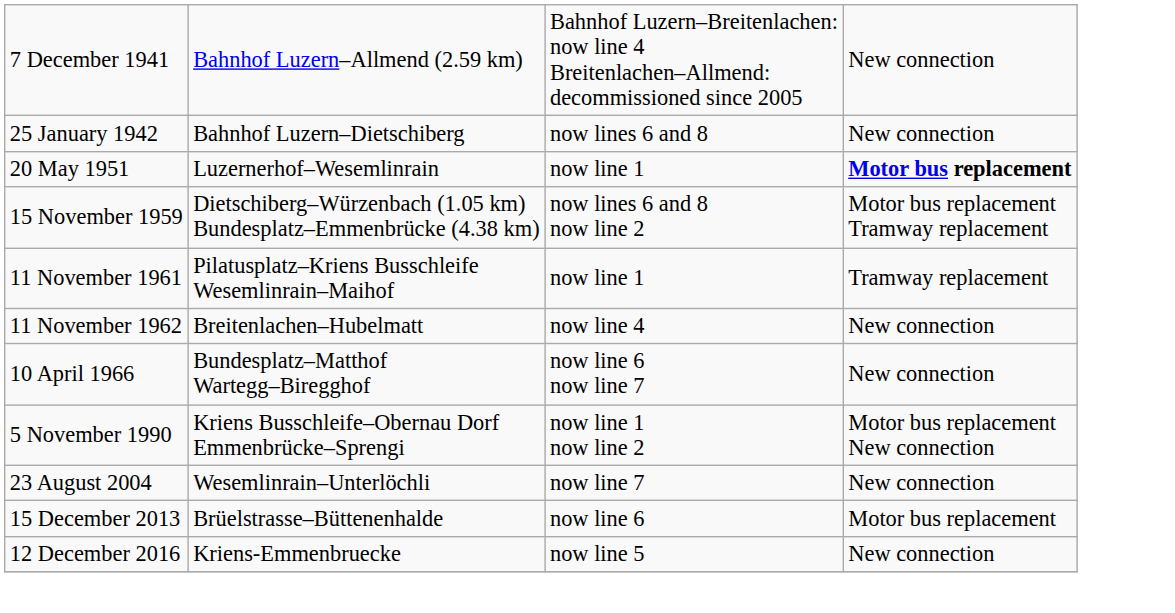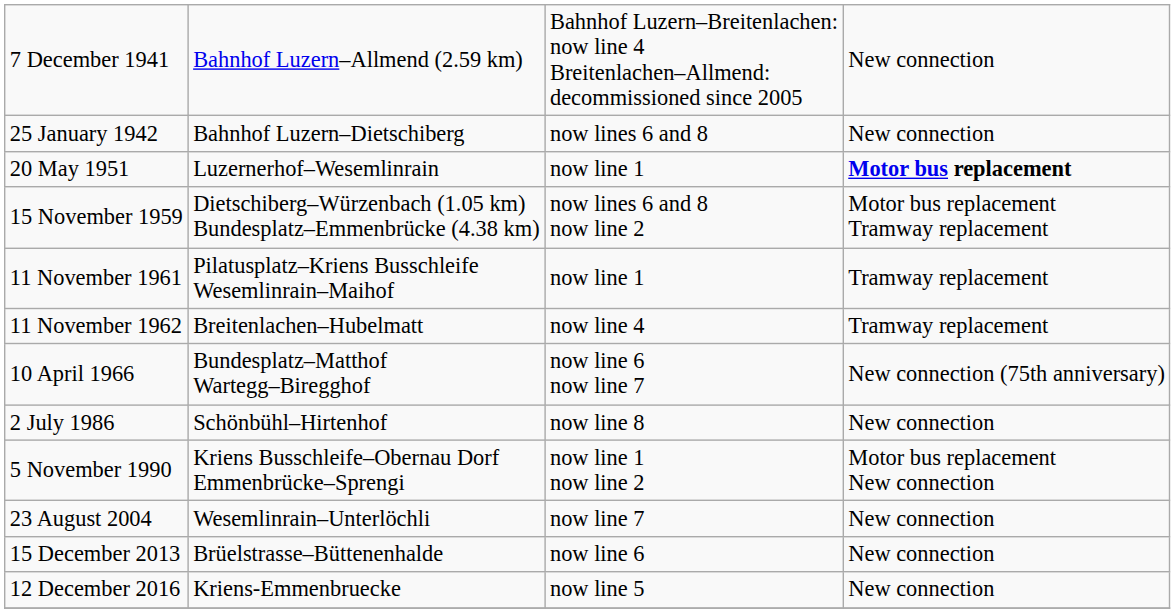(921, 325) New connection -> (948, 325) Tramway replacement
(921, 374) New connection -> (1007, 374) New connection (75th anniversary)
+ row: (62, 422)
(952, 518) Motor bus replacement -> (921, 553) New connection
